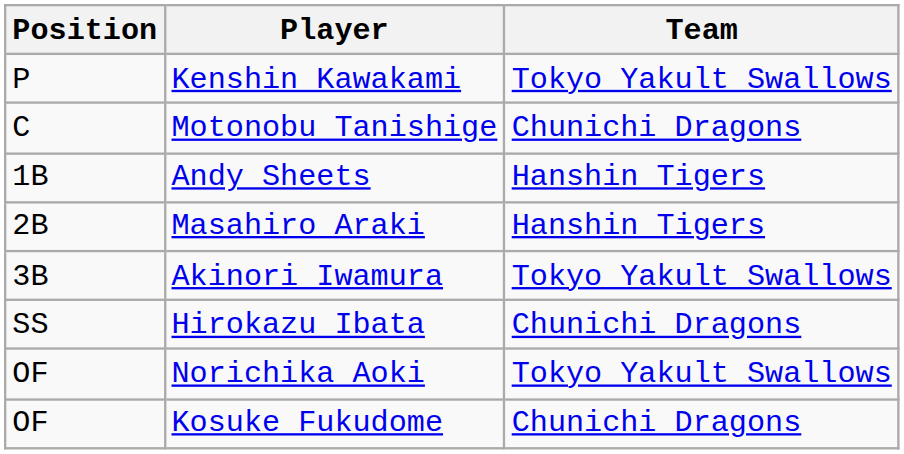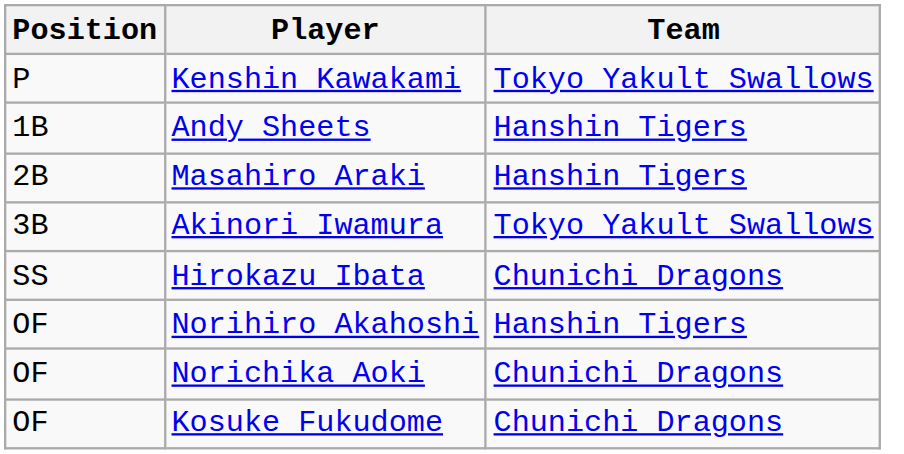- row: (334, 128)
+ row: (325, 325)
(702, 374) Tokyo Yakult Swallows -> (638, 374) Chunichi Dragons
